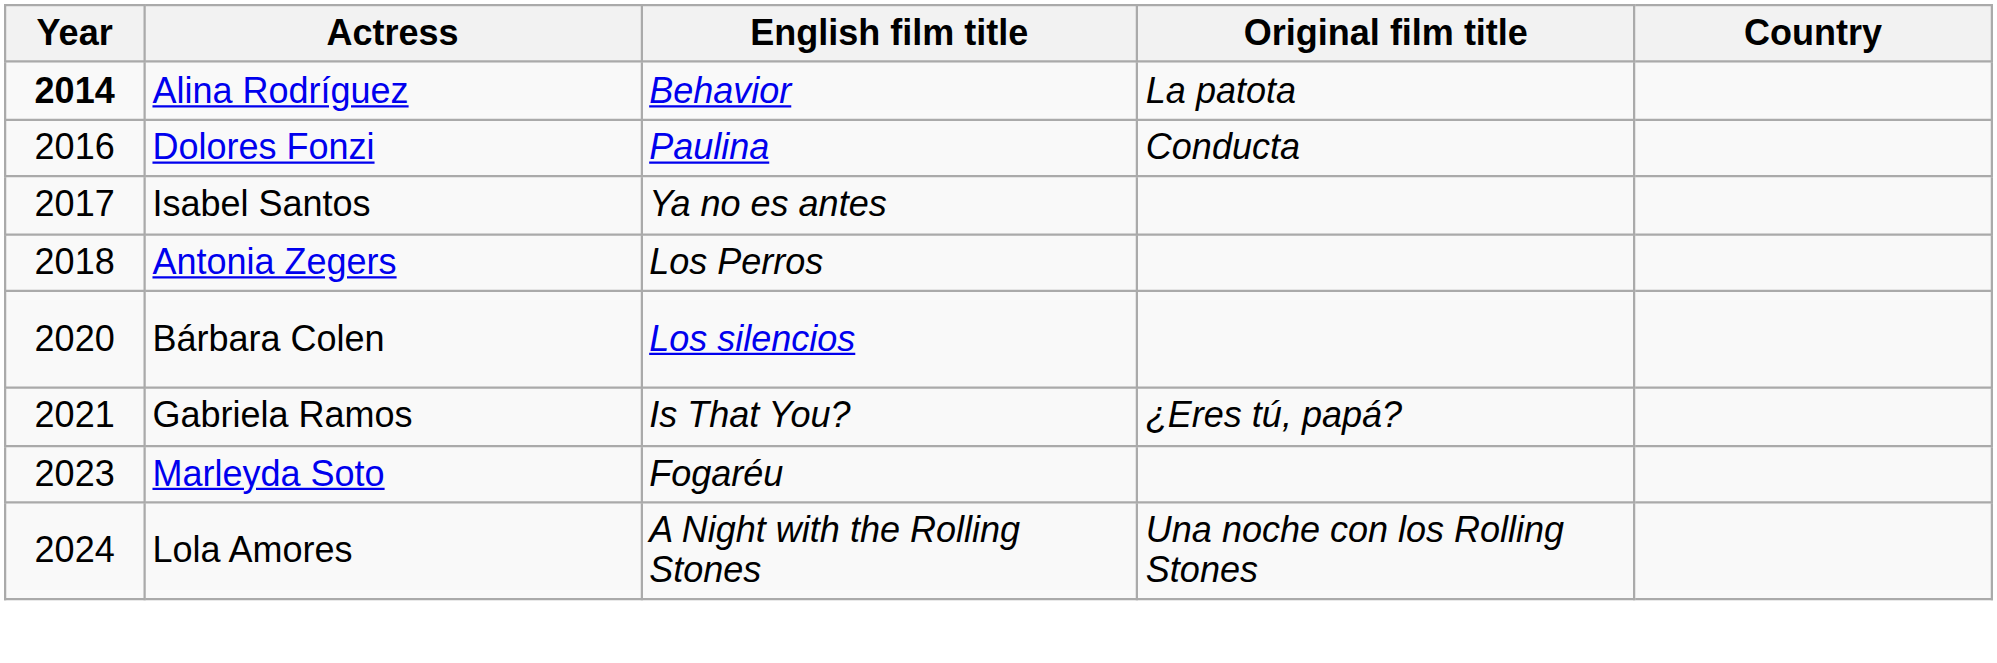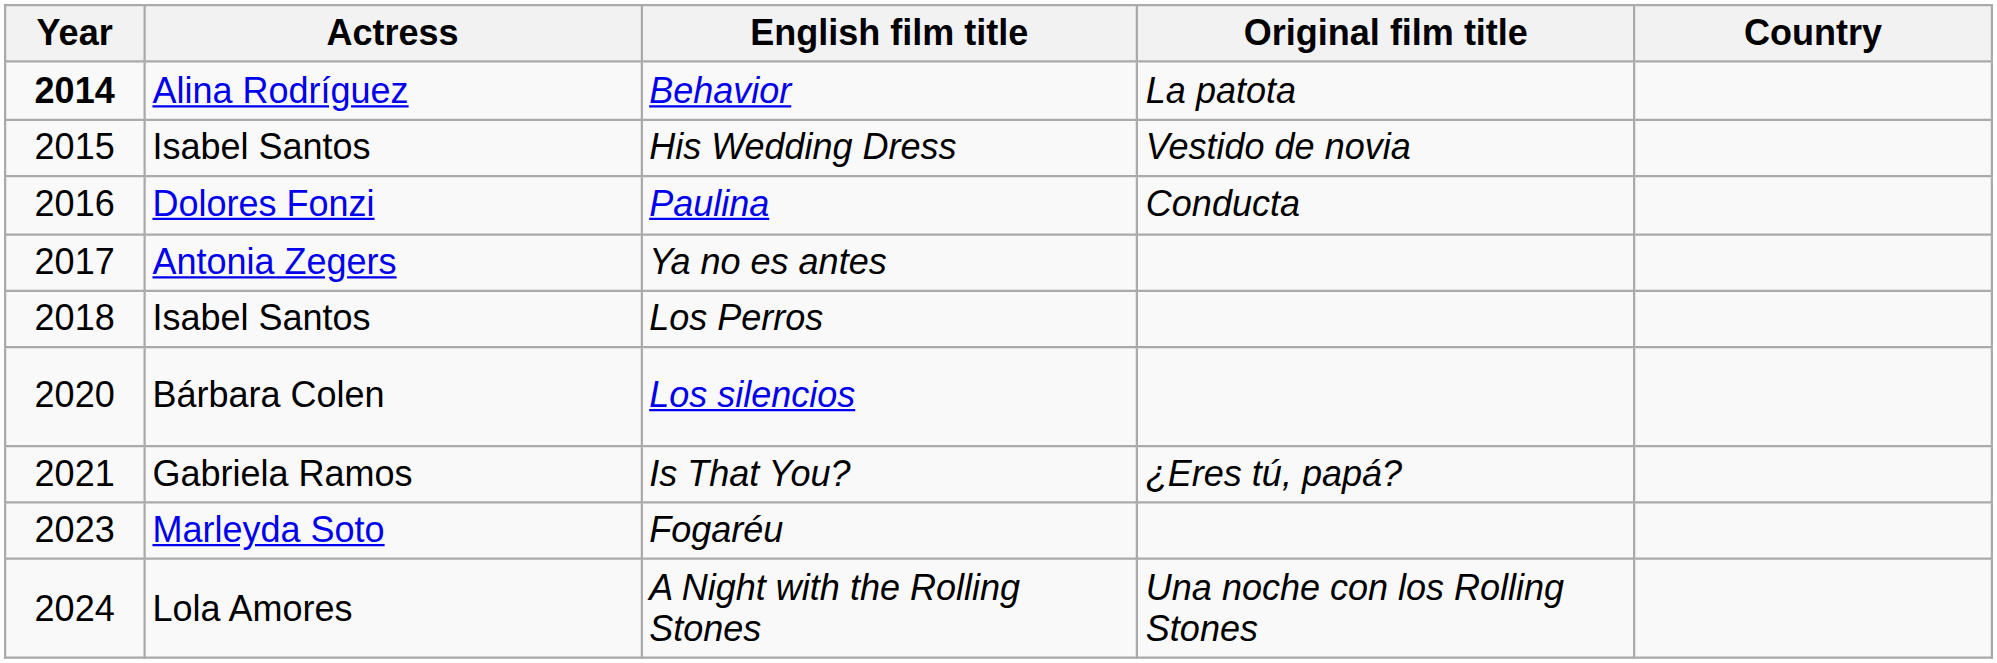+ row: (803, 147)
(262, 204) Isabel Santos -> (275, 261) Antonia Zegers
(275, 261) Antonia Zegers -> (262, 318) Isabel Santos
